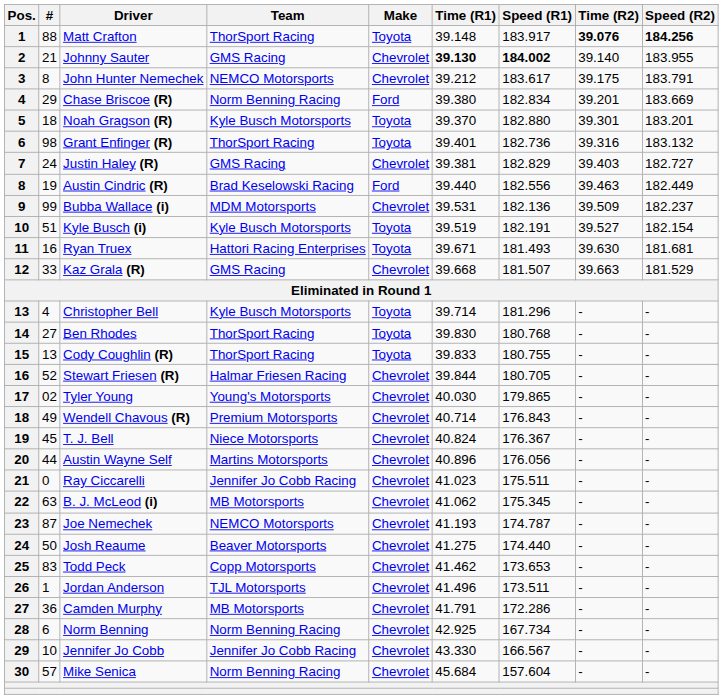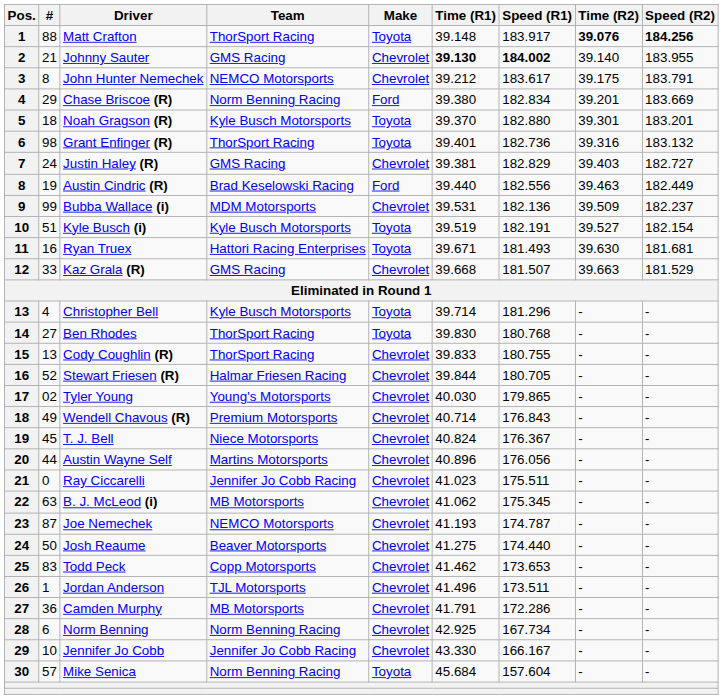(392, 354) Toyota -> (401, 354) Chevrolet
(526, 650) 166.567 -> (526, 650) 166.167
(401, 672) Chevrolet -> (392, 672) Toyota
